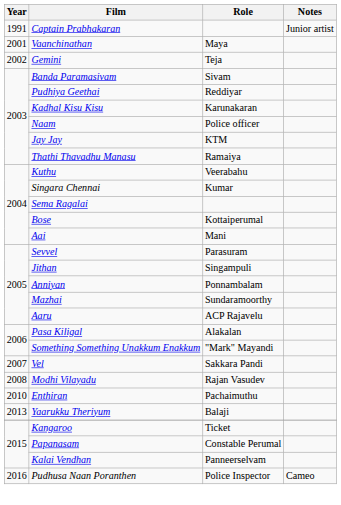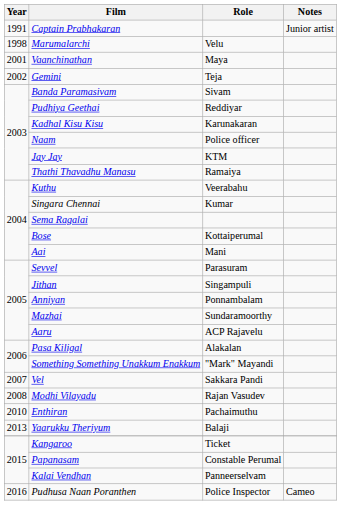+ row: (61, 44)
